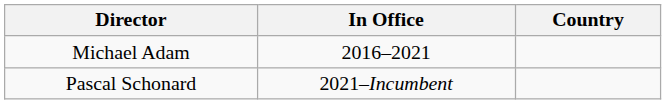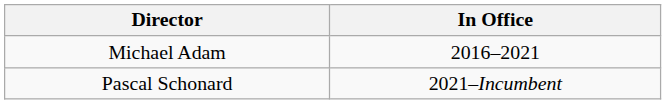- column: (588, 20)
